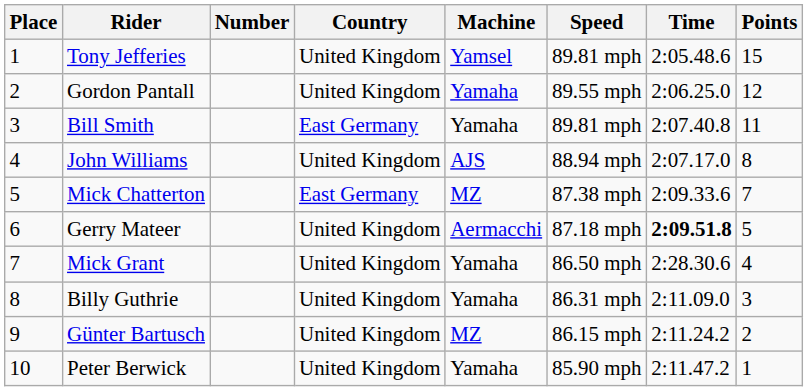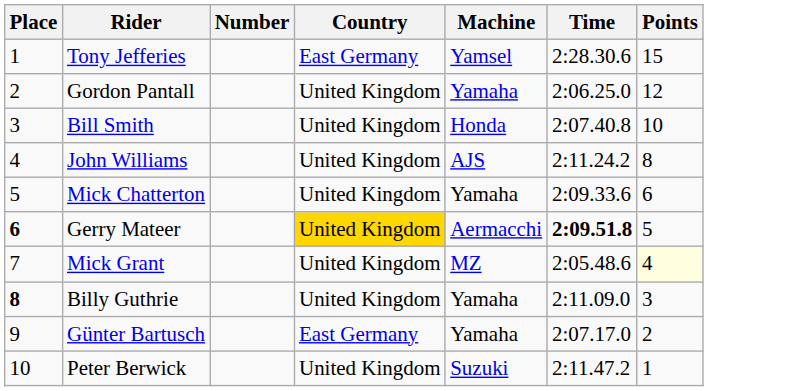- column: (597, 21)
(370, 56) United Kingdom -> (359, 56) East Germany
(691, 56) 2:05.48.6 -> (592, 56) 2:28.30.6
(359, 125) East Germany -> (370, 125) United Kingdom
(484, 125) Yamaha -> (478, 125) Honda
(752, 125) 11 -> (652, 125) 10
(691, 160) 2:07.17.0 -> (591, 160) 2:11.24.2
(359, 194) East Germany -> (370, 194) United Kingdom
(466, 194) MZ -> (484, 194) Yamaha
(747, 194) 7 -> (647, 194) 6
(15, 229) normal -> (15, 229) bold
(370, 229) no background -> (370, 229) gold background
(484, 264) Yamaha -> (466, 264) MZ
(691, 264) 2:28.30.6 -> (592, 264) 2:05.48.6
(747, 264) no background -> (647, 264) lightyellow background
(15, 298) normal -> (15, 298) bold
(370, 333) United Kingdom -> (359, 333) East Germany
(466, 333) MZ -> (484, 333) Yamaha
(691, 333) 2:11.24.2 -> (592, 333) 2:07.17.0
(484, 367) Yamaha -> (479, 367) Suzuki
